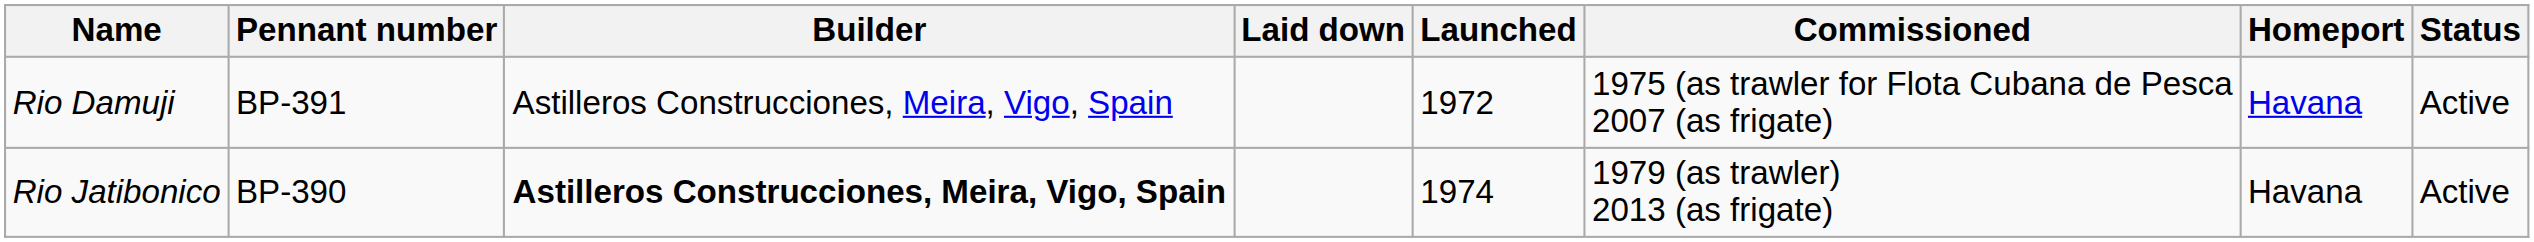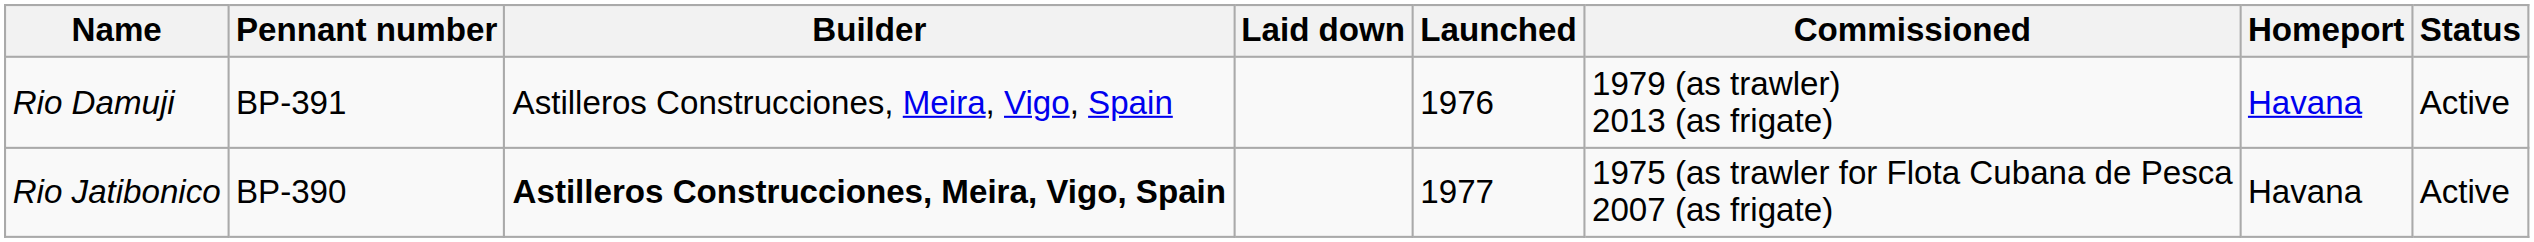(1457, 101) 1972 -> (1457, 101) 1976
(1912, 101) 1975 (as trawler for Flota Cubana de Pesca 2007 (as frigate) -> (1716, 101) 1979 (as trawler) 2013 (as frigate)
(1457, 191) 1974 -> (1457, 191) 1977
(1716, 191) 1979 (as trawler) 2013 (as frigate) -> (1912, 191) 1975 (as trawler for Flota Cubana de Pesca 2007 (as frigate)
